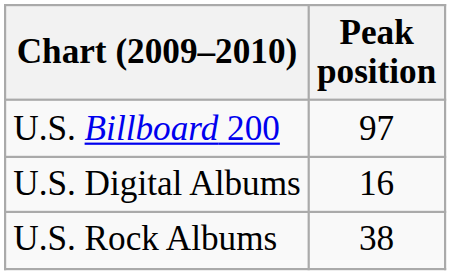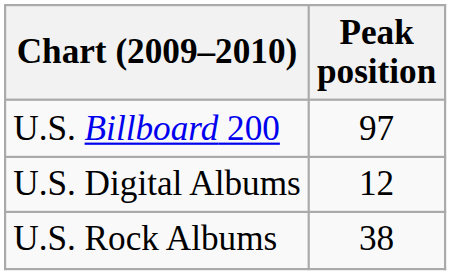(377, 183) 16 -> (377, 183) 12
